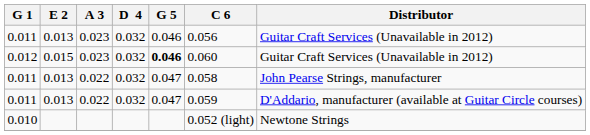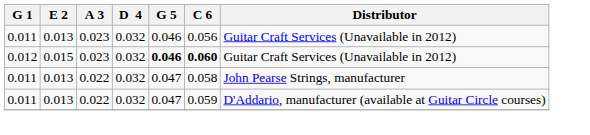(202, 57) normal -> (202, 57) bold
- row: (22, 120)
